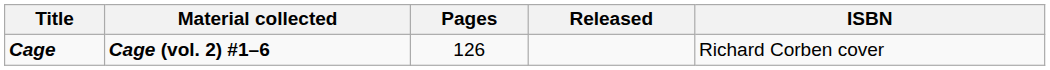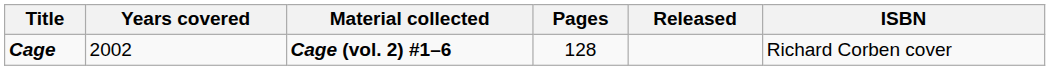+ column: (186, 19)
(469, 49) 126 -> (580, 49) 128
